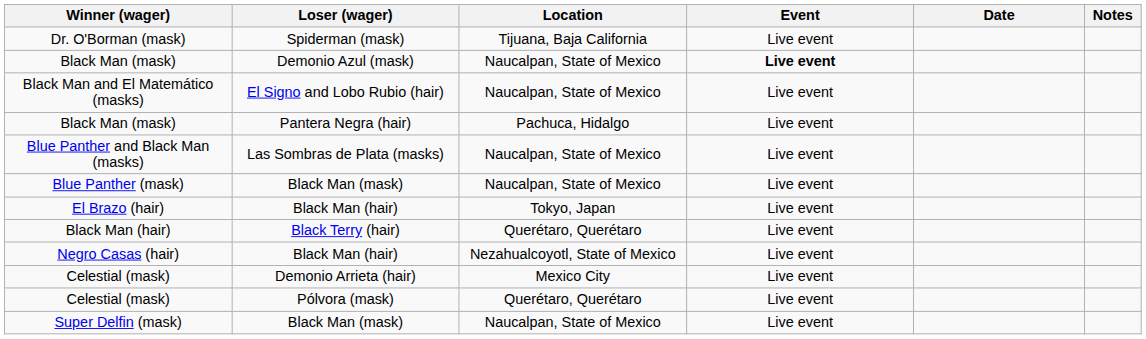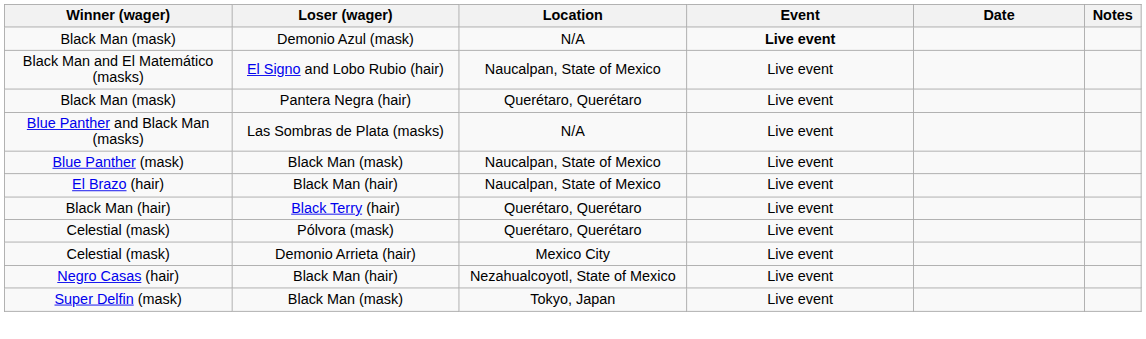- row: (118, 38)
(573, 61) Naucalpan, State of Mexico -> (573, 38) N/A
(573, 123) Pachuca, Hidalgo -> (573, 100) Querétaro, Querétaro
(573, 154) Naucalpan, State of Mexico -> (573, 131) N/A
(573, 208) Tokyo, Japan -> (573, 185) Naucalpan, State of Mexico
rows swapped: (118, 253) <-> (118, 299)
(573, 322) Naucalpan, State of Mexico -> (573, 299) Tokyo, Japan
